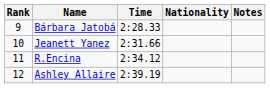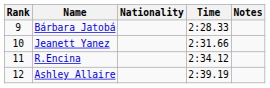columns swapped: (197, 12) <-> (140, 12)
